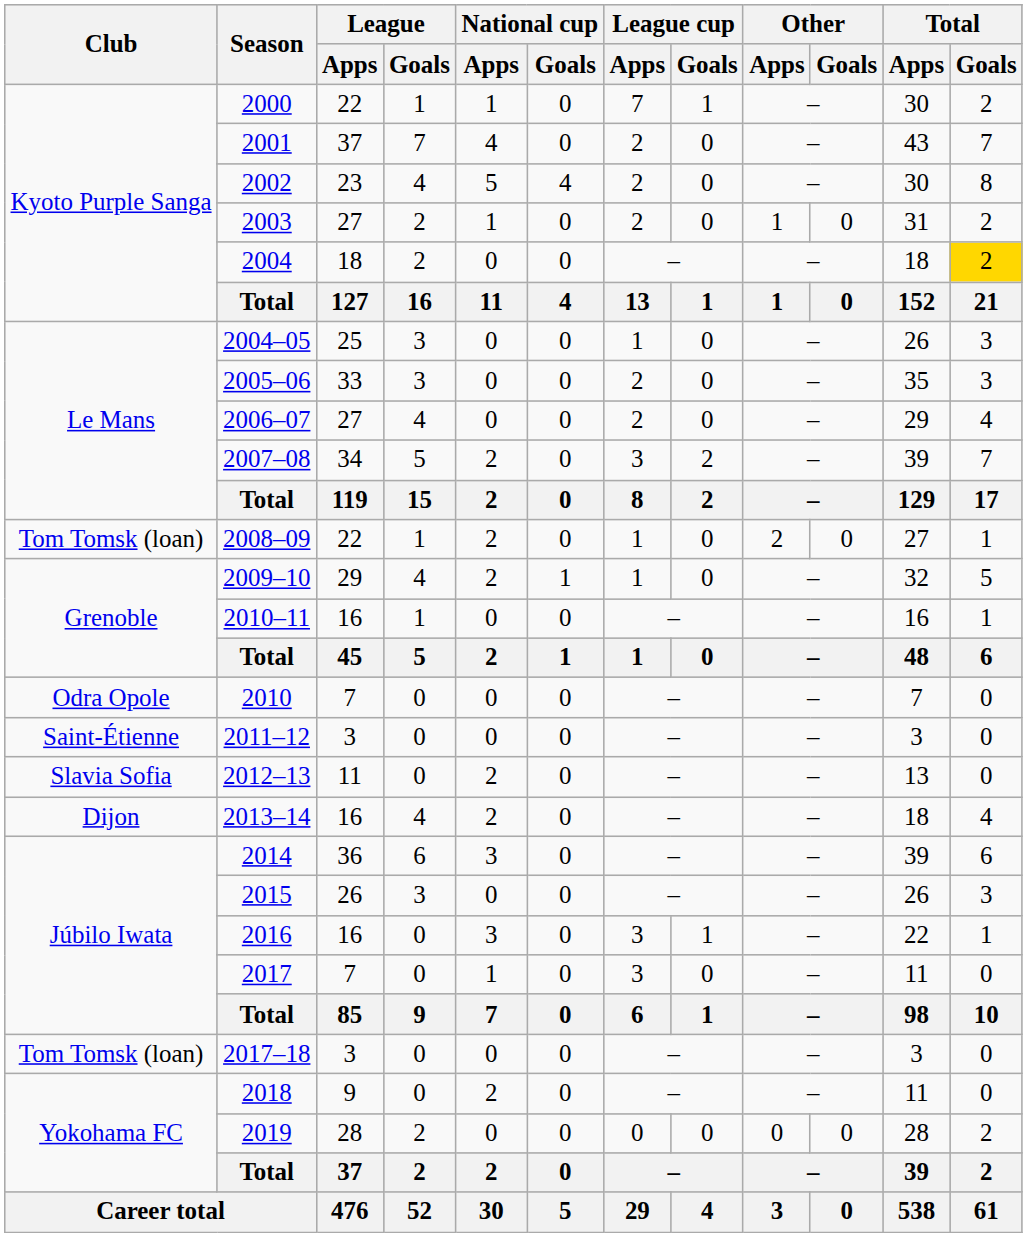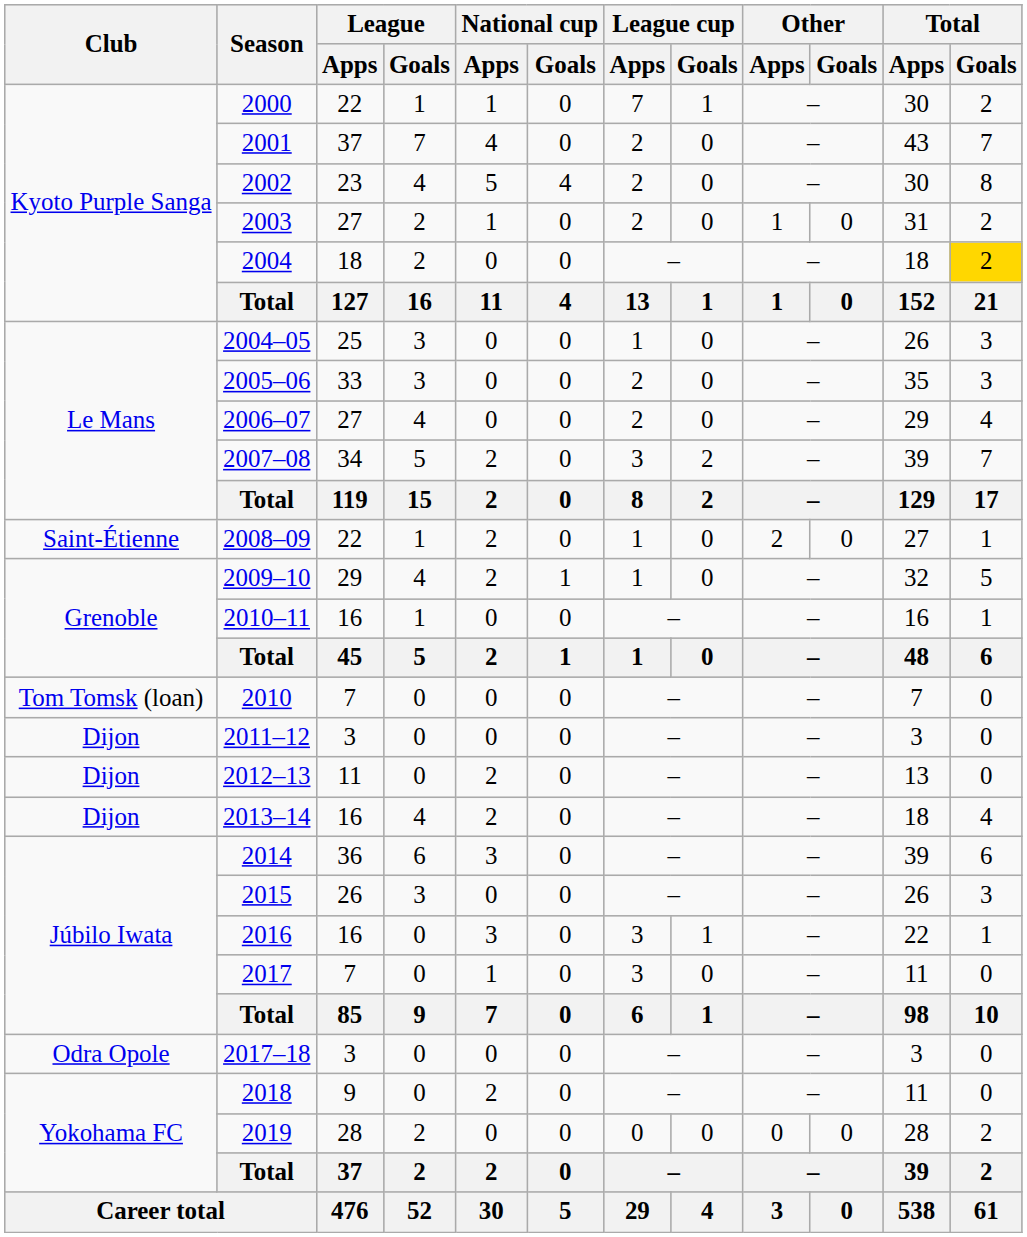(111, 538) Tom Tomsk (loan) -> (111, 538) Saint-Étienne
(111, 697) Odra Opole -> (111, 697) Tom Tomsk (loan)
(111, 736) Saint-Étienne -> (111, 736) Dijon
(111, 776) Slavia Sofia -> (111, 776) Dijon
(111, 1053) Tom Tomsk (loan) -> (111, 1053) Odra Opole
